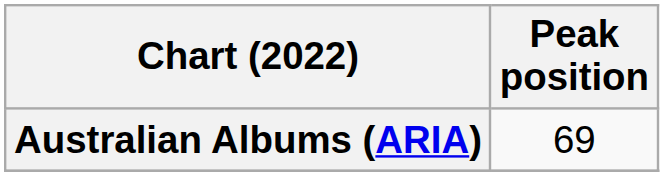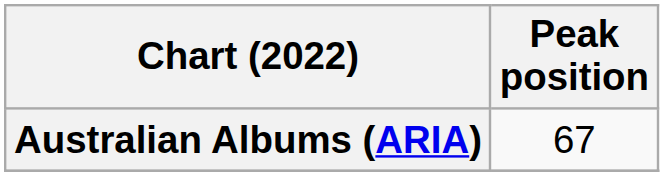(574, 139) 69 -> (574, 139) 67
